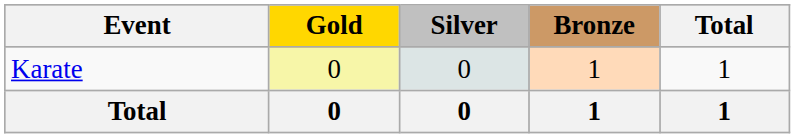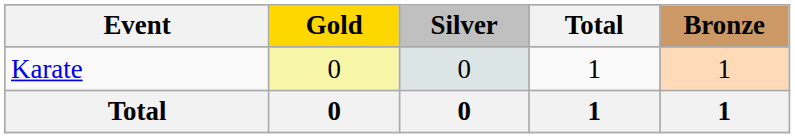columns swapped: (594, 25) <-> (724, 25)
